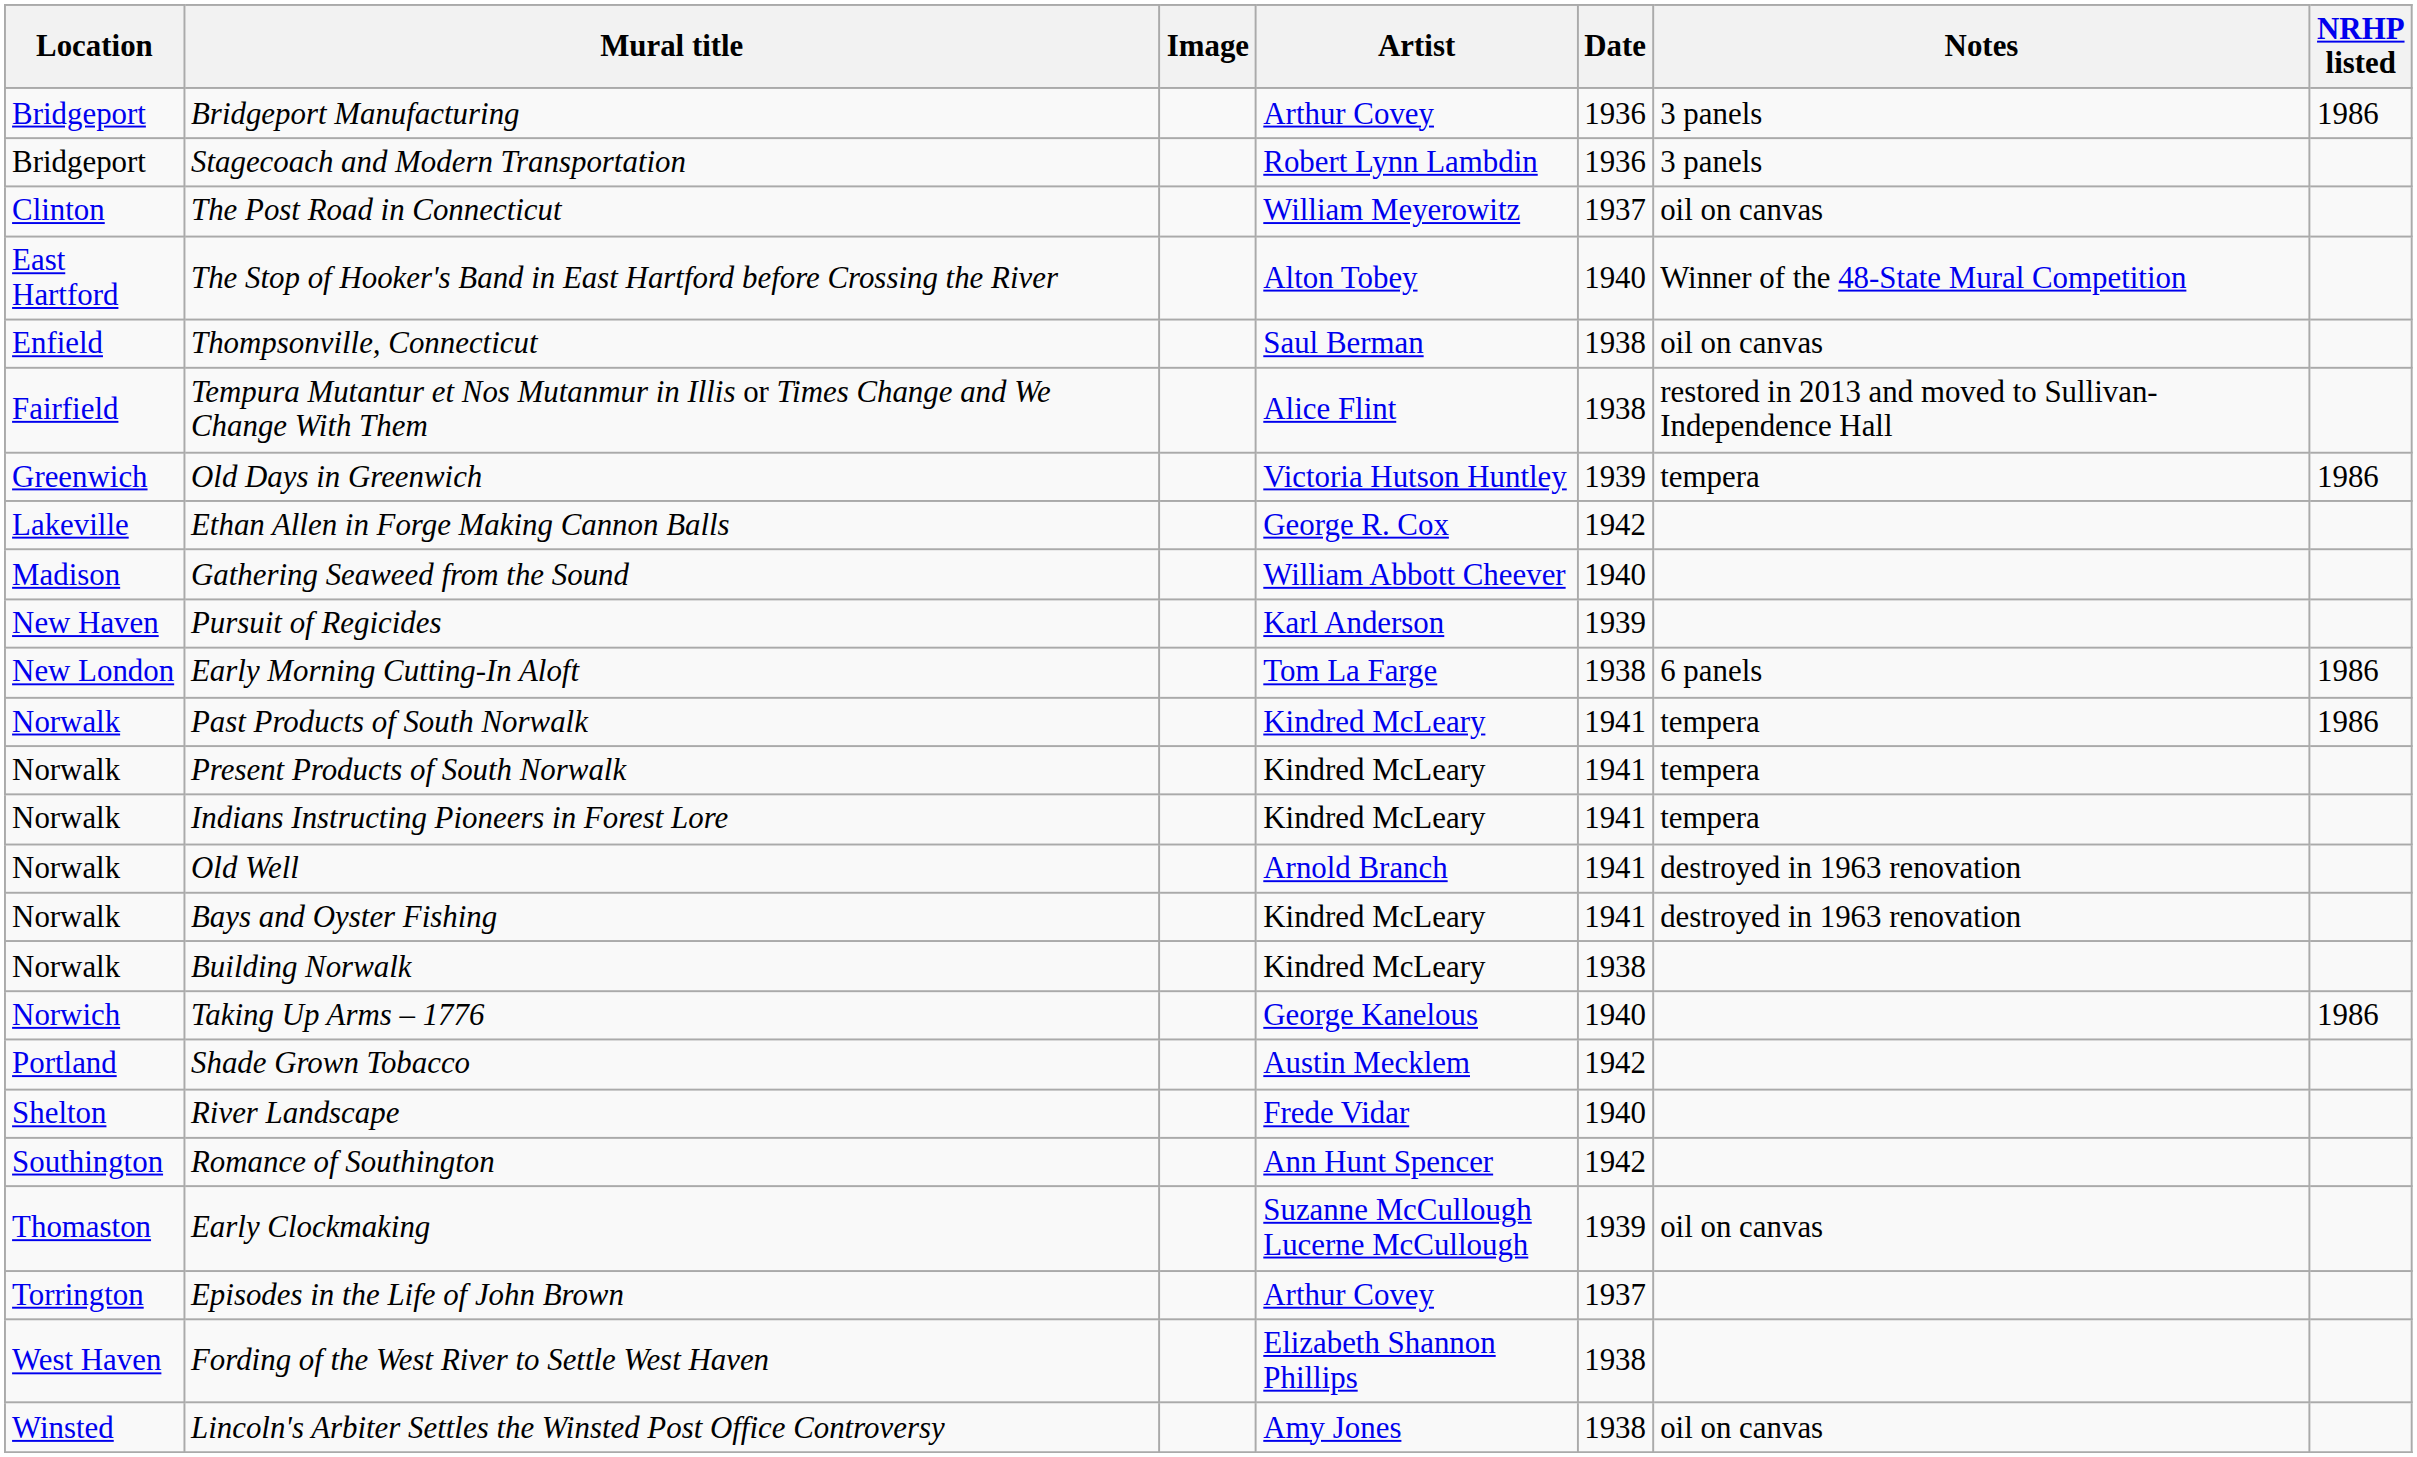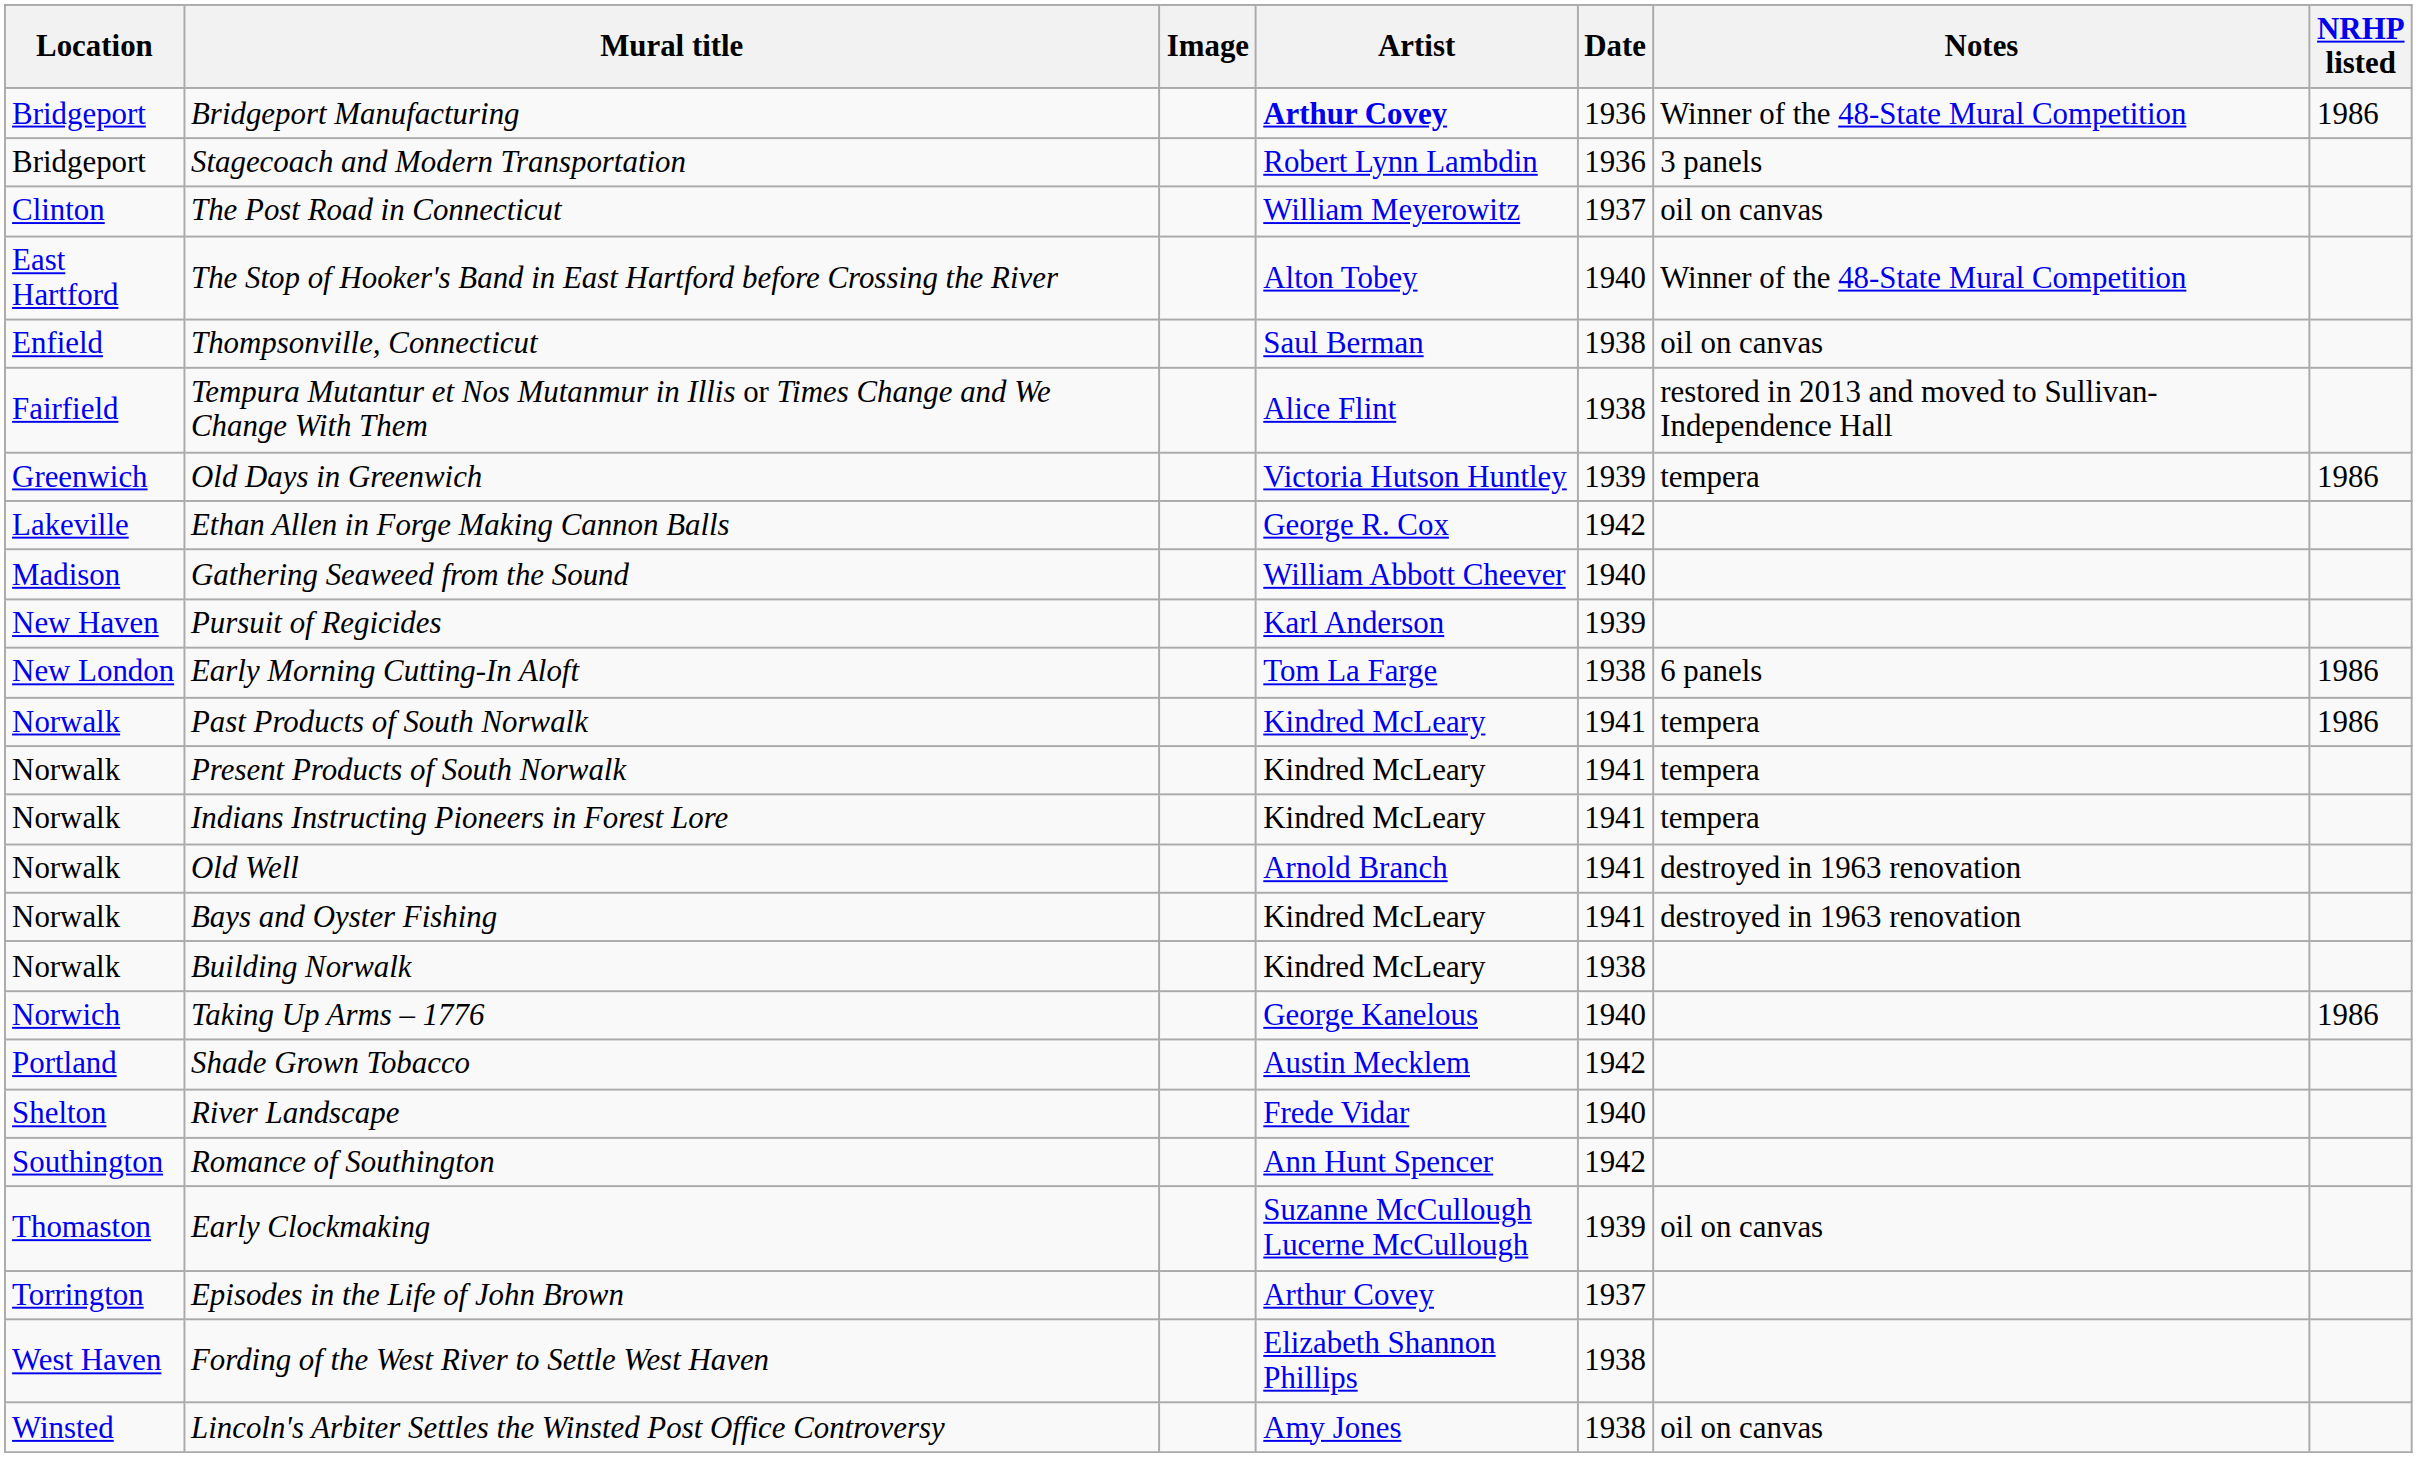(1349, 112) normal -> (1355, 112) bold
(1711, 112) 3 panels -> (1923, 112) Winner of the 48-State Mural Competition
